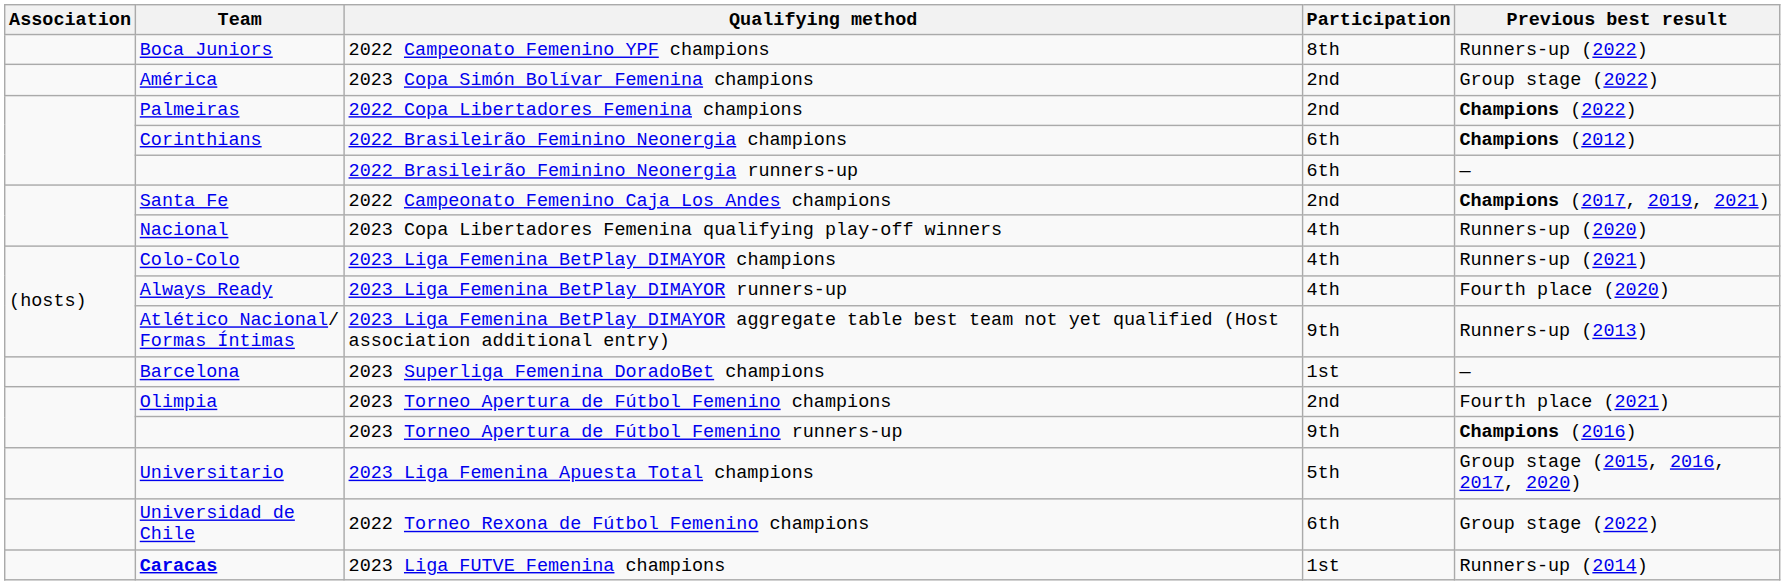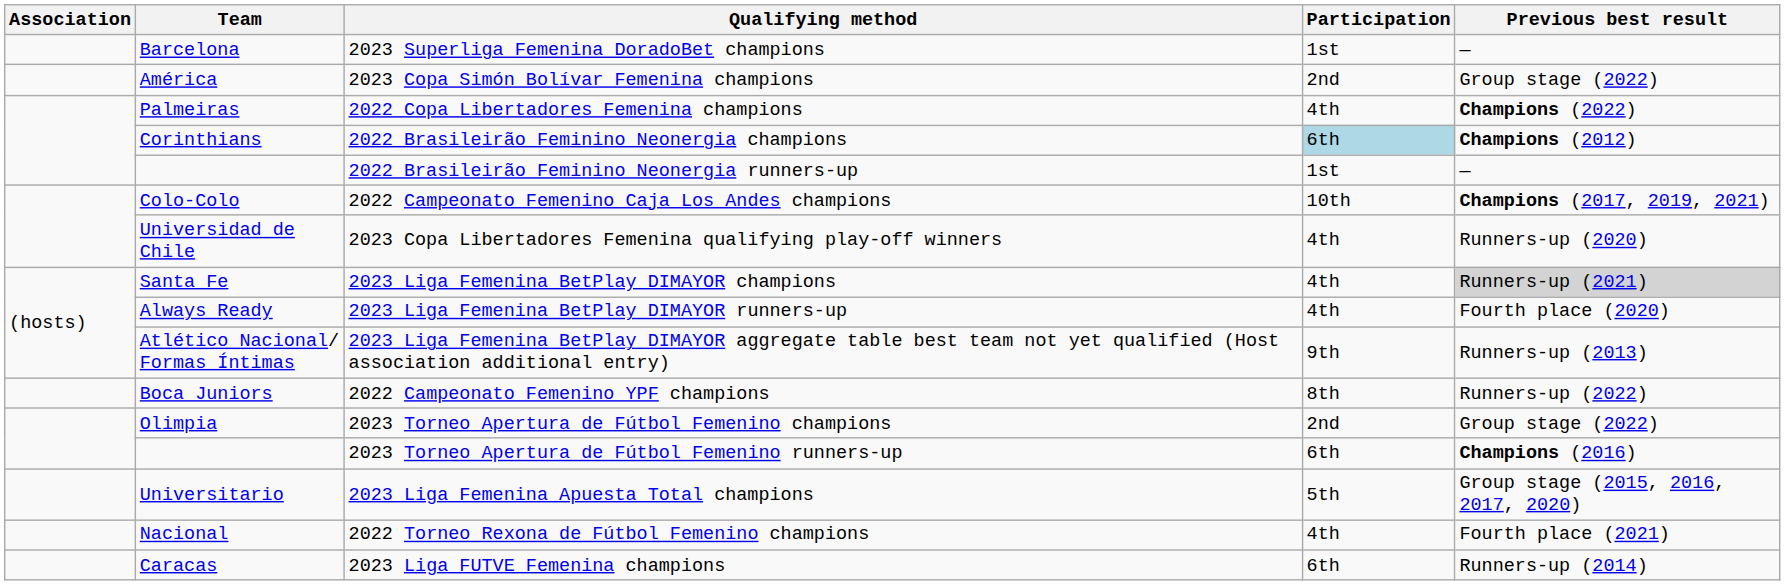rows swapped: (559, 50) <-> (587, 372)
(1323, 110) 2nd -> (1323, 110) 4th
(1323, 140) no background -> (1323, 140) lightblue background
(1323, 170) 6th -> (1323, 170) 1st
(184, 200) Santa Fe -> (190, 200) Colo-Colo
(1323, 200) 2nd -> (1329, 200) 10th
(184, 230) Nacional -> (217, 241) Universidad de Chile
(190, 260) Colo-Colo -> (184, 282) Santa Fe
(1554, 260) no background -> (1554, 282) lightgrey background
(1565, 402) Fourth place (2021) -> (1559, 423) Group stage (2022)
(1323, 432) 9th -> (1323, 453) 6th
(217, 524) Universidad de Chile -> (184, 535) Nacional
(1323, 524) 6th -> (1323, 535) 4th
(1559, 524) Group stage (2022) -> (1565, 535) Fourth place (2021)
(179, 565) bold -> (179, 565) normal
(1323, 565) 1st -> (1323, 565) 6th
